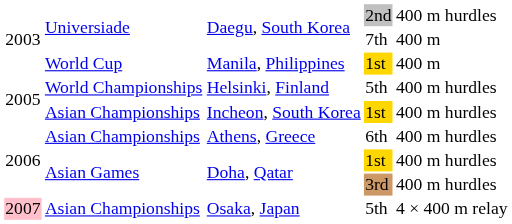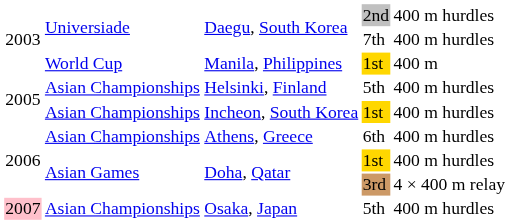(418, 39) 400 m -> (444, 39) 400 m hurdles
(124, 87) World Championships -> (122, 87) Asian Championships
(446, 184) 400 m hurdles -> (449, 184) 4 × 400 m relay
(452, 208) 4 × 400 m relay -> (444, 208) 400 m hurdles
